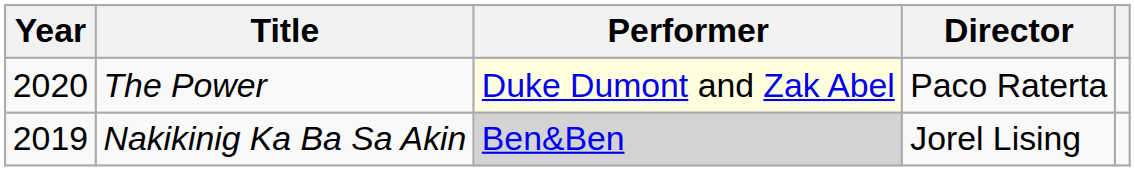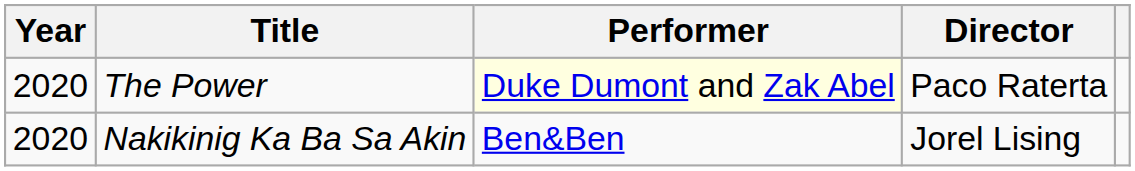(50, 138) 2019 -> (50, 138) 2020
(553, 138) lightgrey background -> (553, 138) no background
